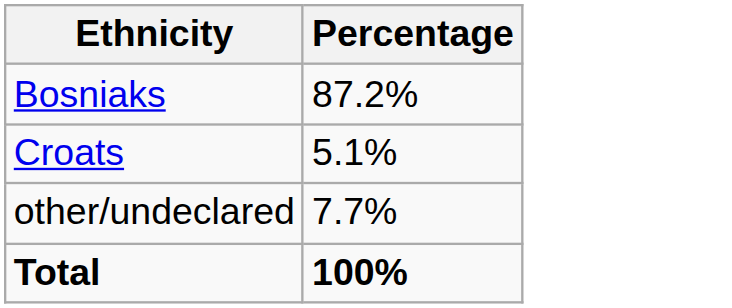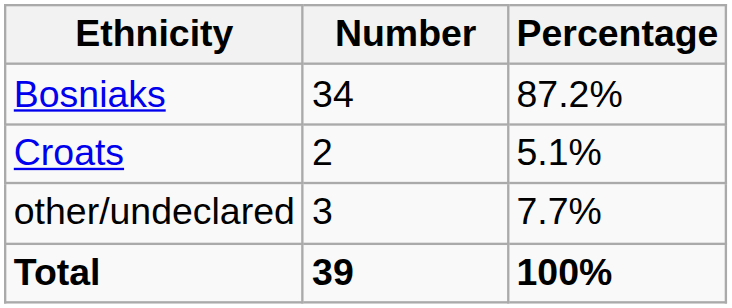+ column: (406, 34)
